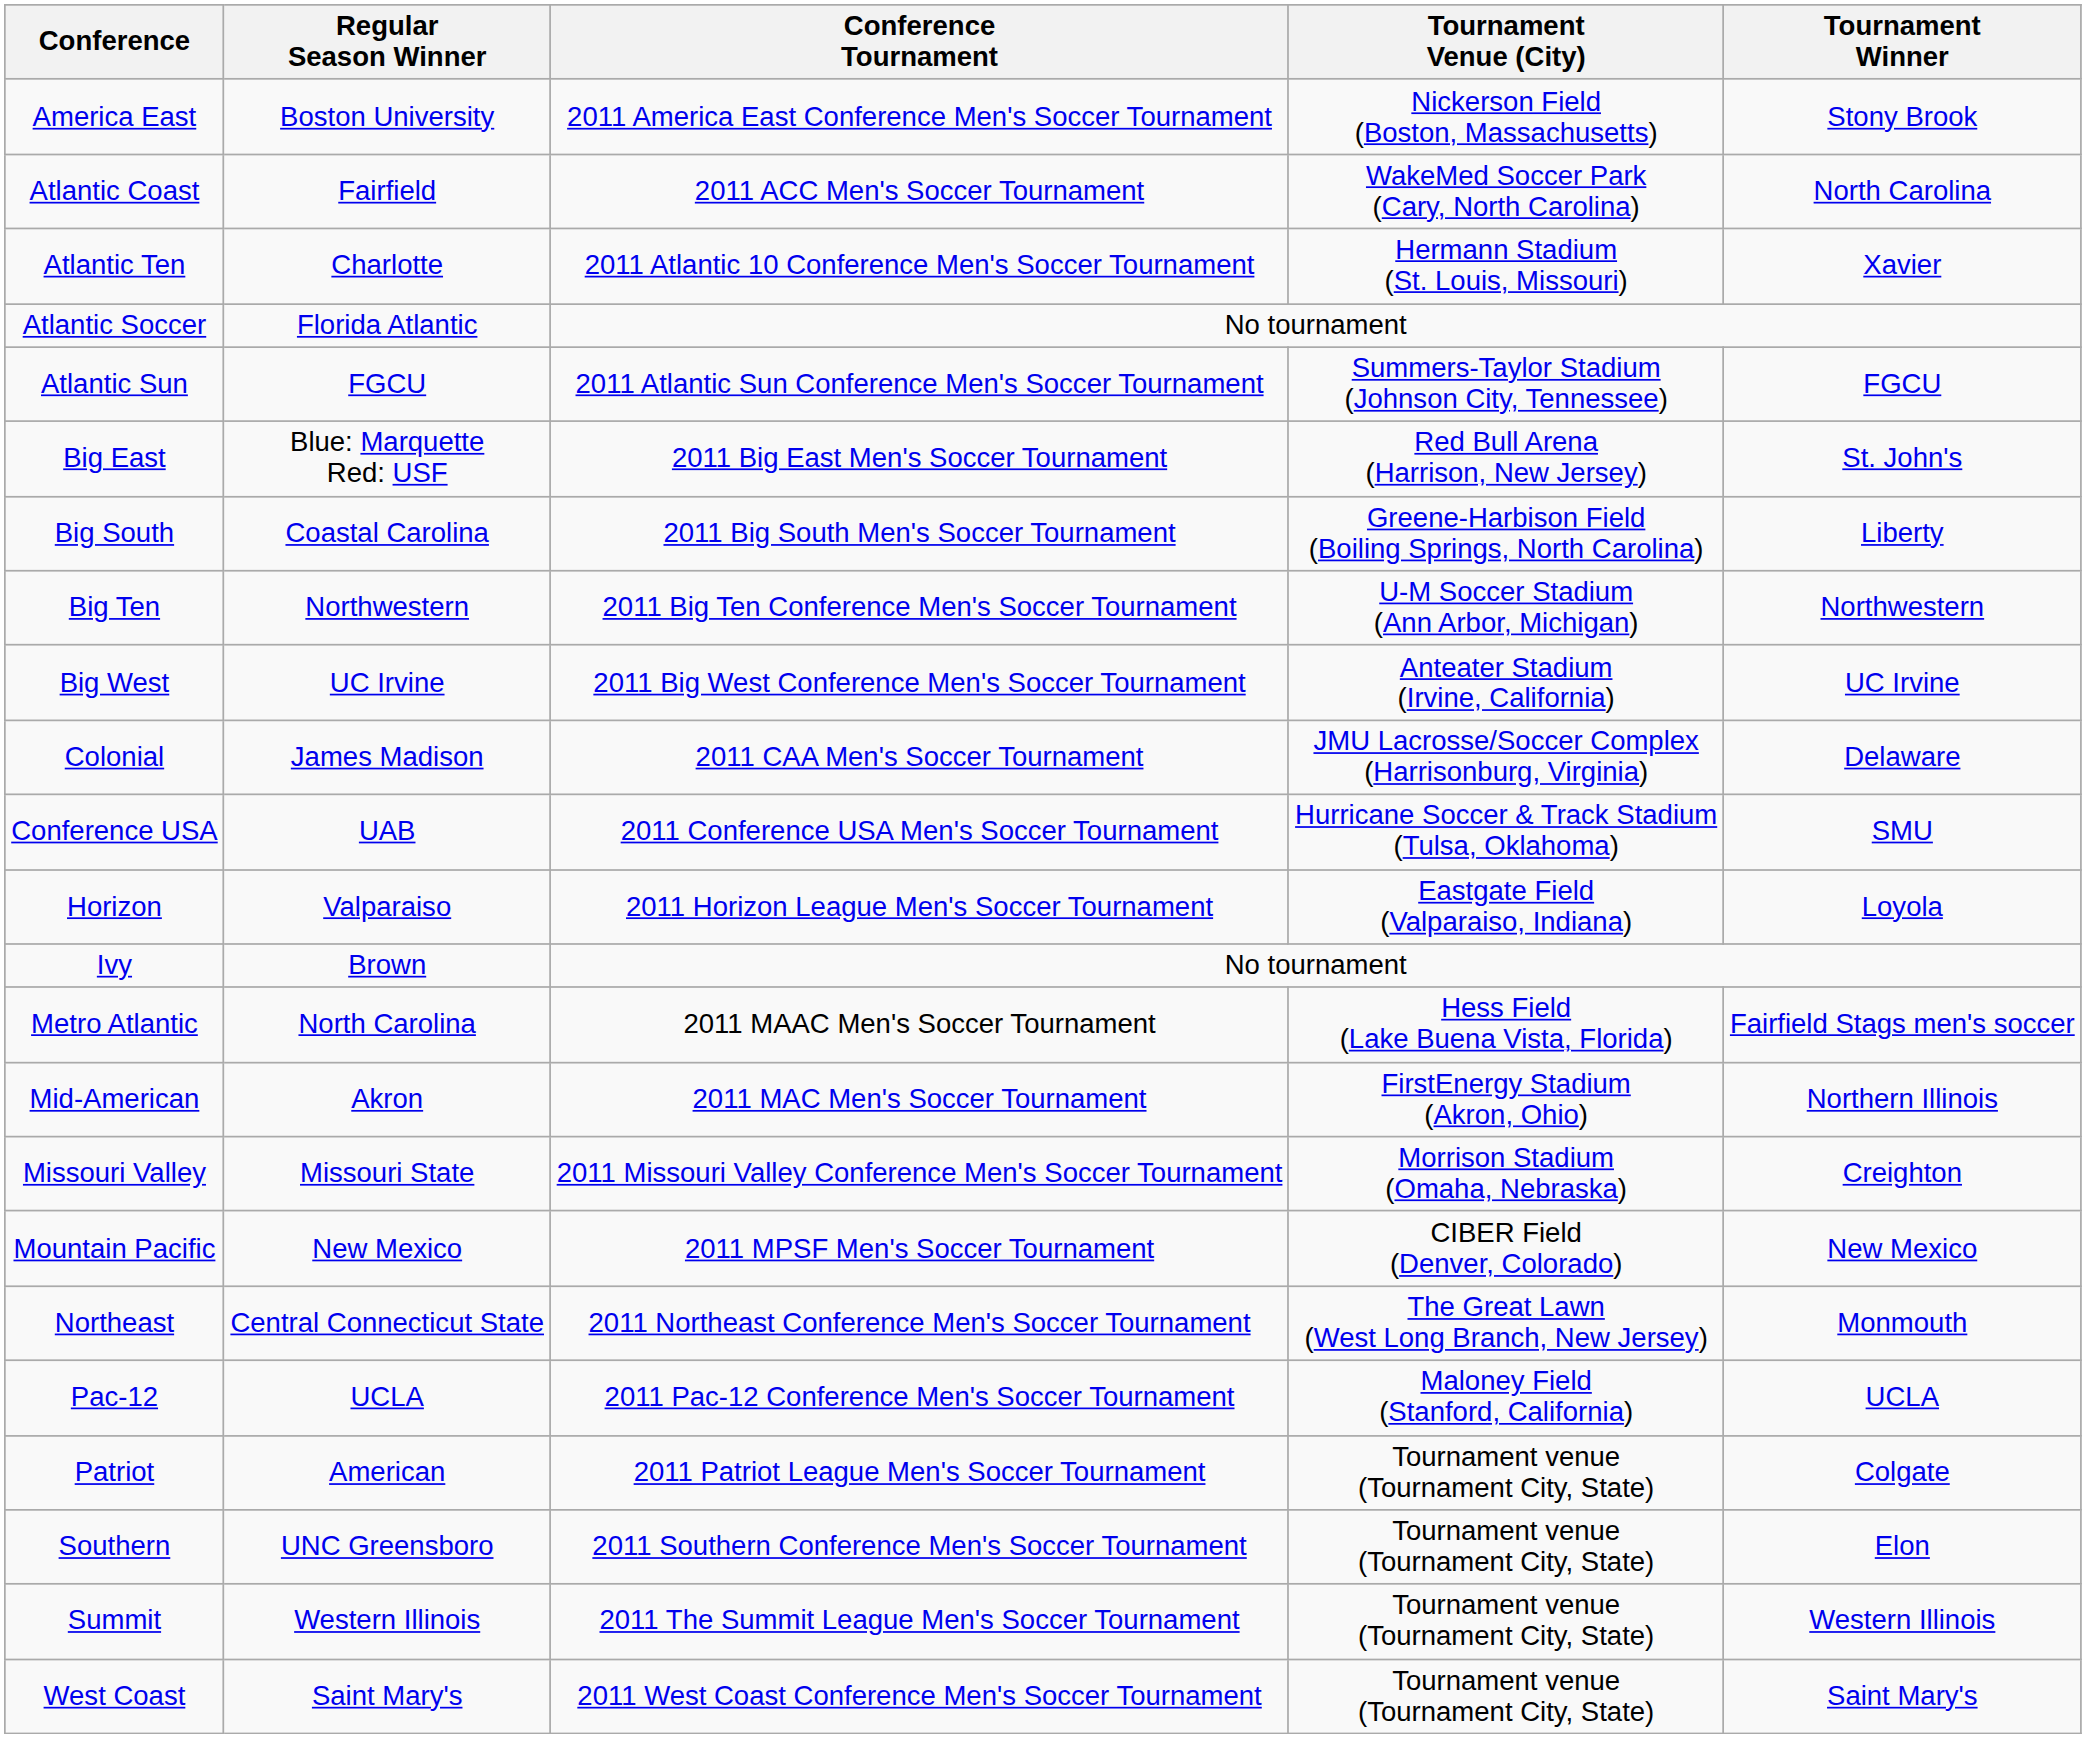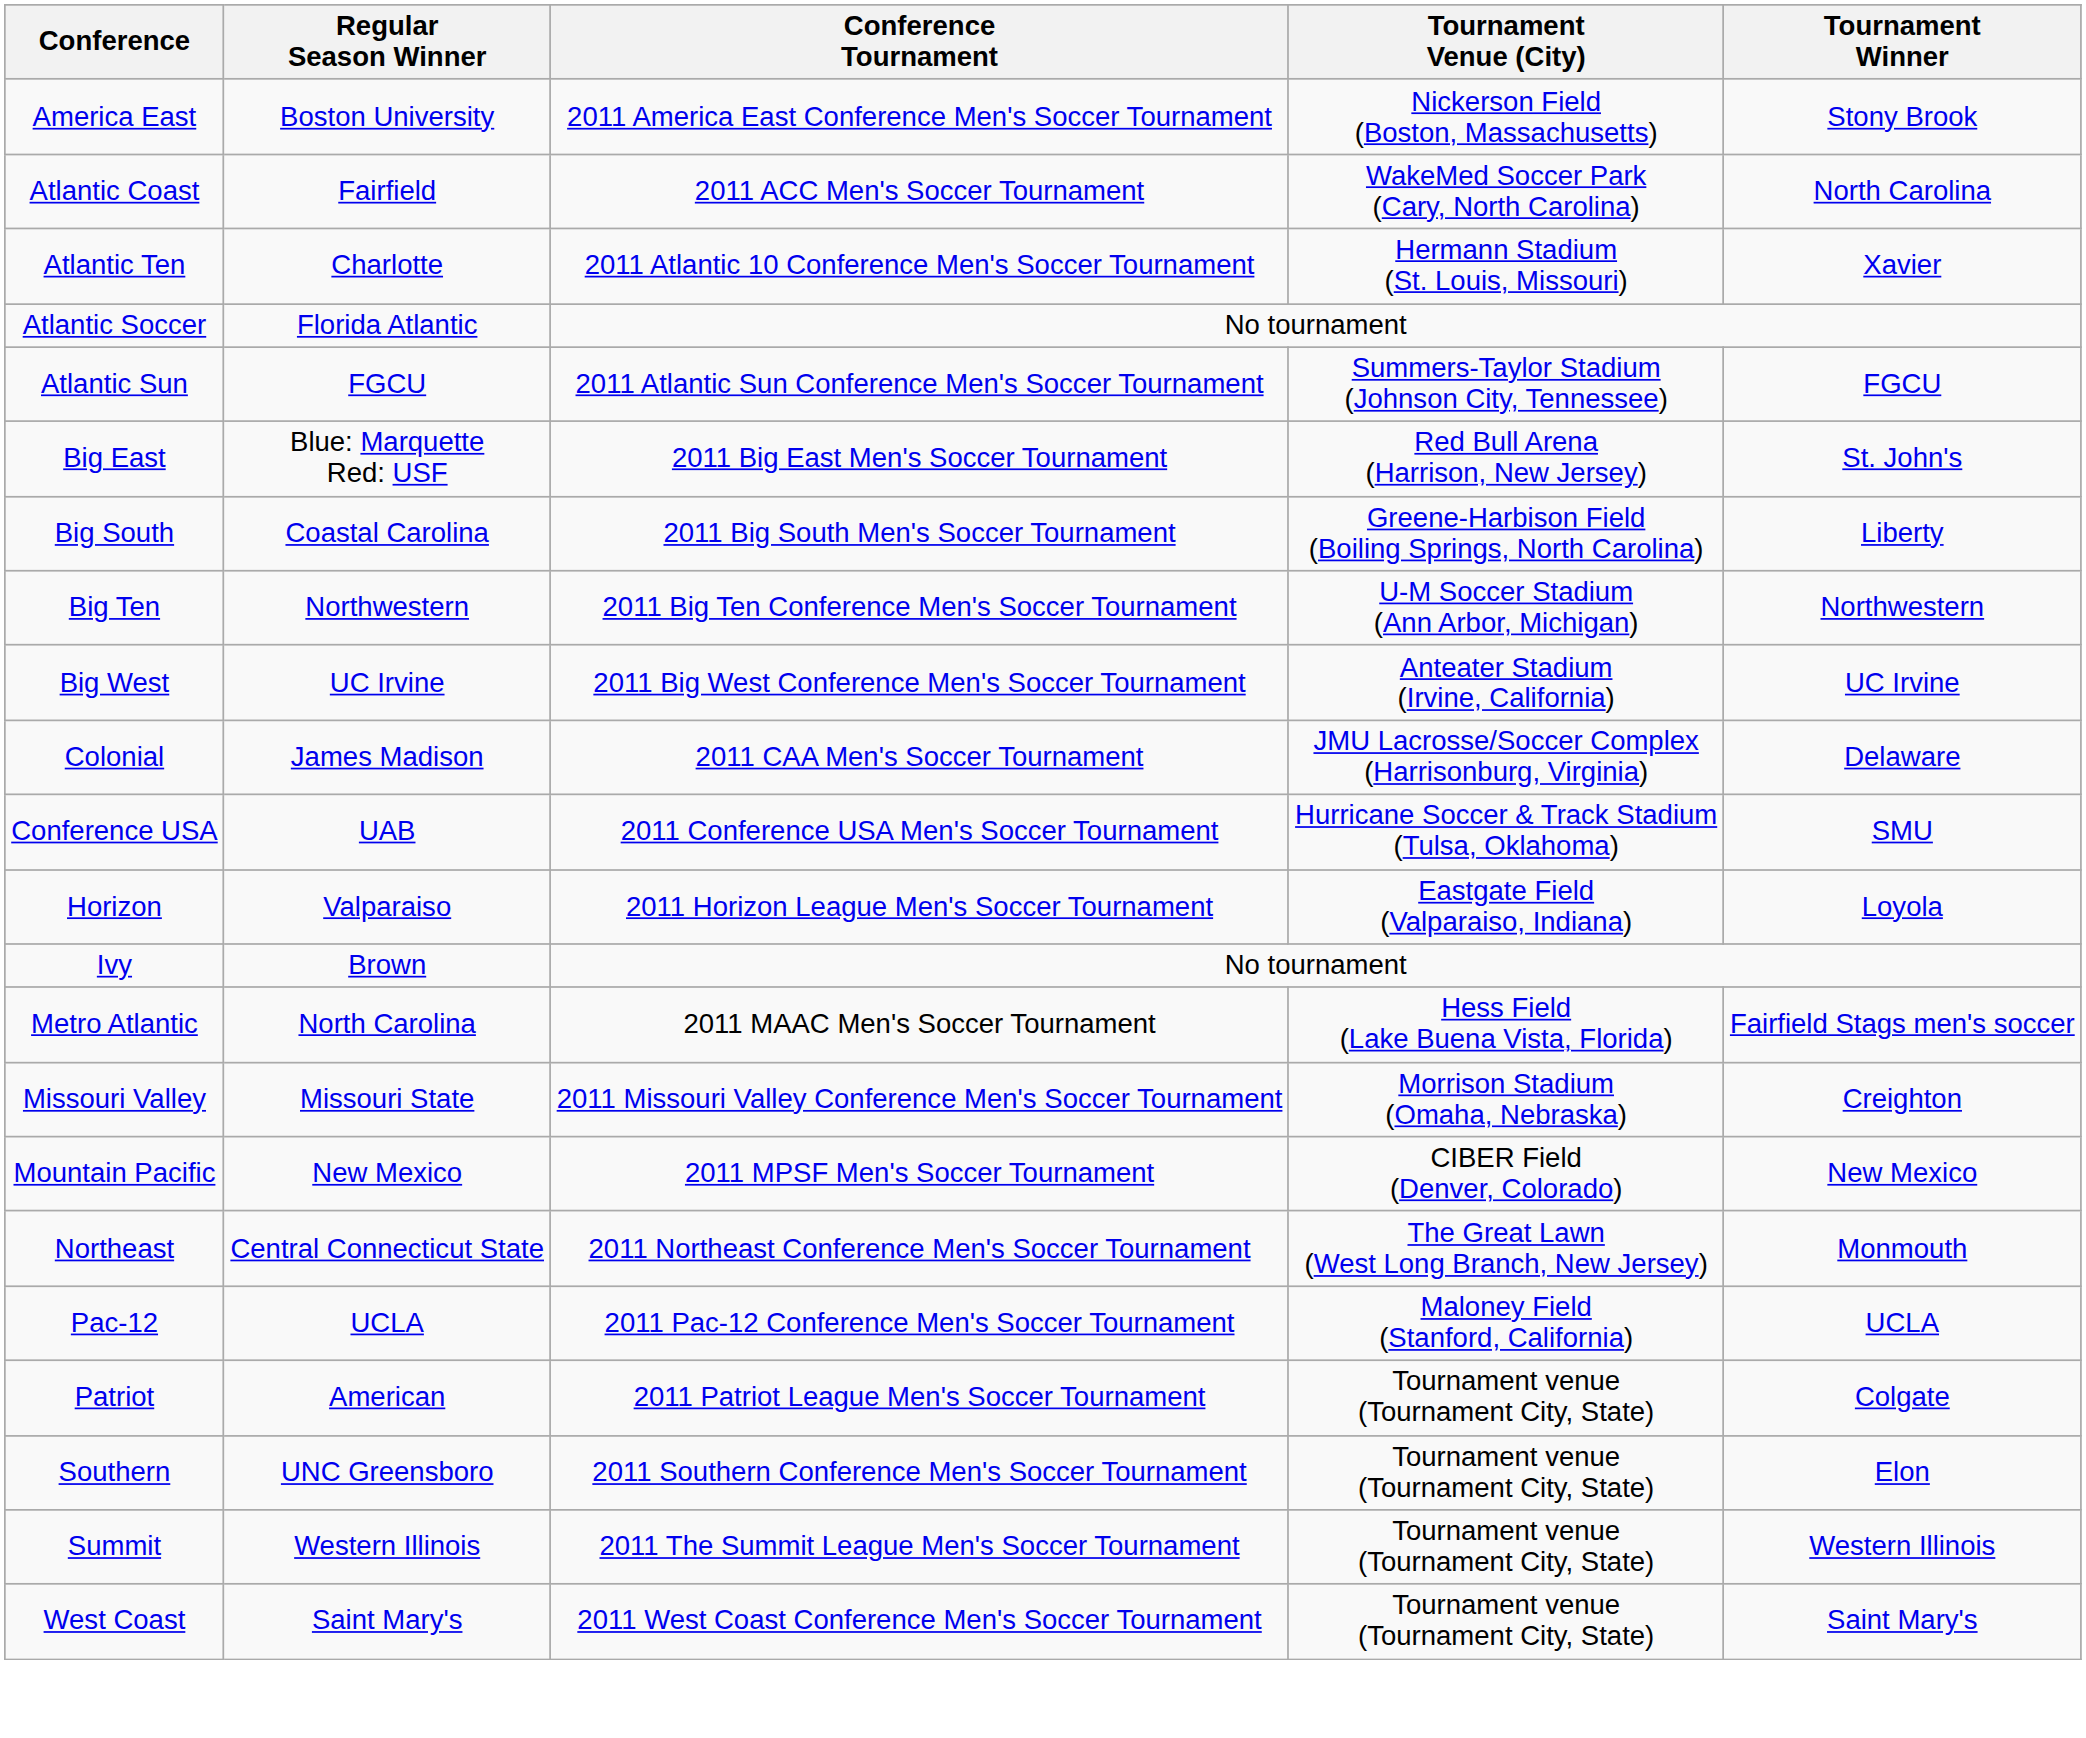- row: (114, 1098)
